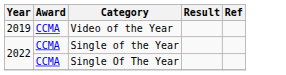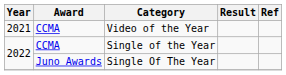(19, 29) 2019 -> (19, 29) 2021
(48, 61) CCMA -> (69, 61) Juno Awards
